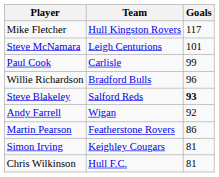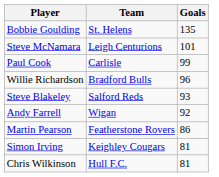+ row: (43, 29)
- row: (37, 29)
(191, 96) bold -> (185, 96) normal
